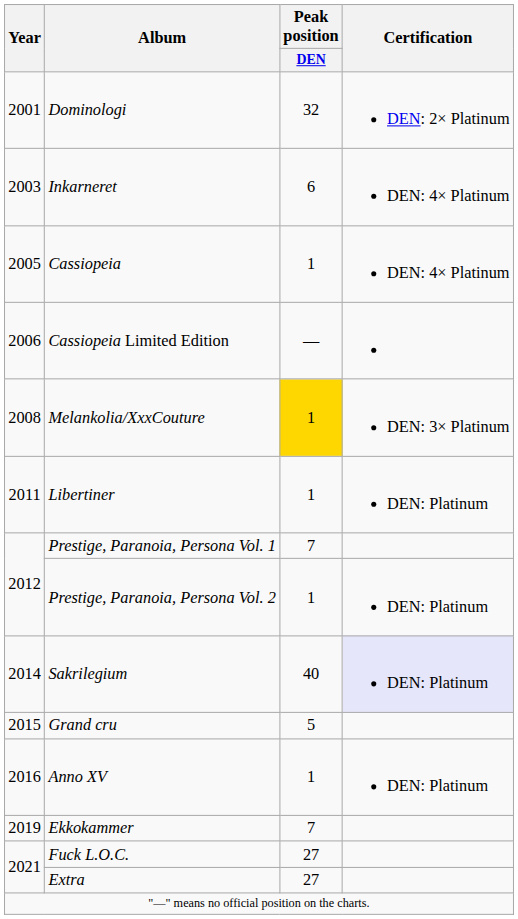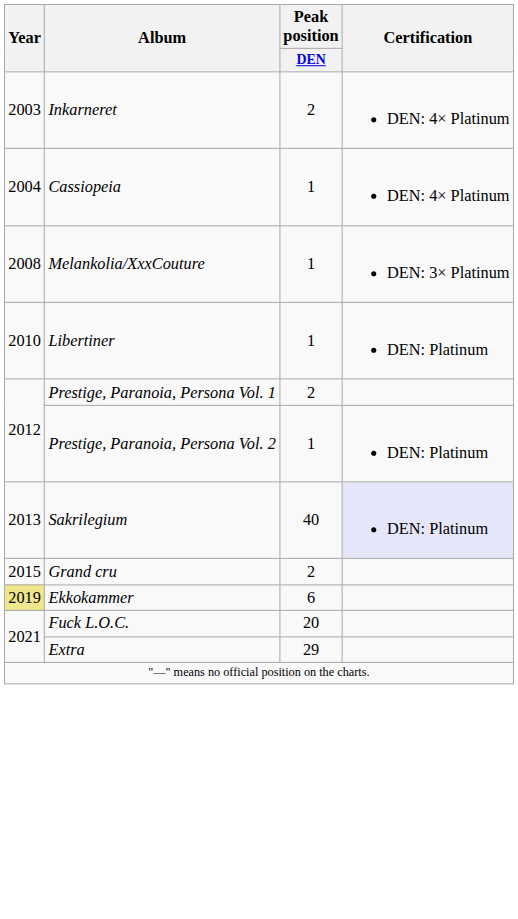- row: (87, 110)
(311, 186) 6 -> (311, 110) 2
(25, 263) 2005 -> (25, 186) 2004
- row: (139, 340)
(311, 417) gold background -> (311, 263) no background
(25, 494) 2011 -> (25, 340) 2010
(311, 545) 7 -> (311, 392) 2
(25, 674) 2014 -> (25, 520) 2013
(311, 725) 5 -> (311, 571) 2
- row: (78, 776)
(25, 828) no background -> (25, 597) khaki background
(311, 828) 7 -> (311, 597) 6
(311, 854) 27 -> (311, 623) 20
(311, 880) 27 -> (311, 649) 29
